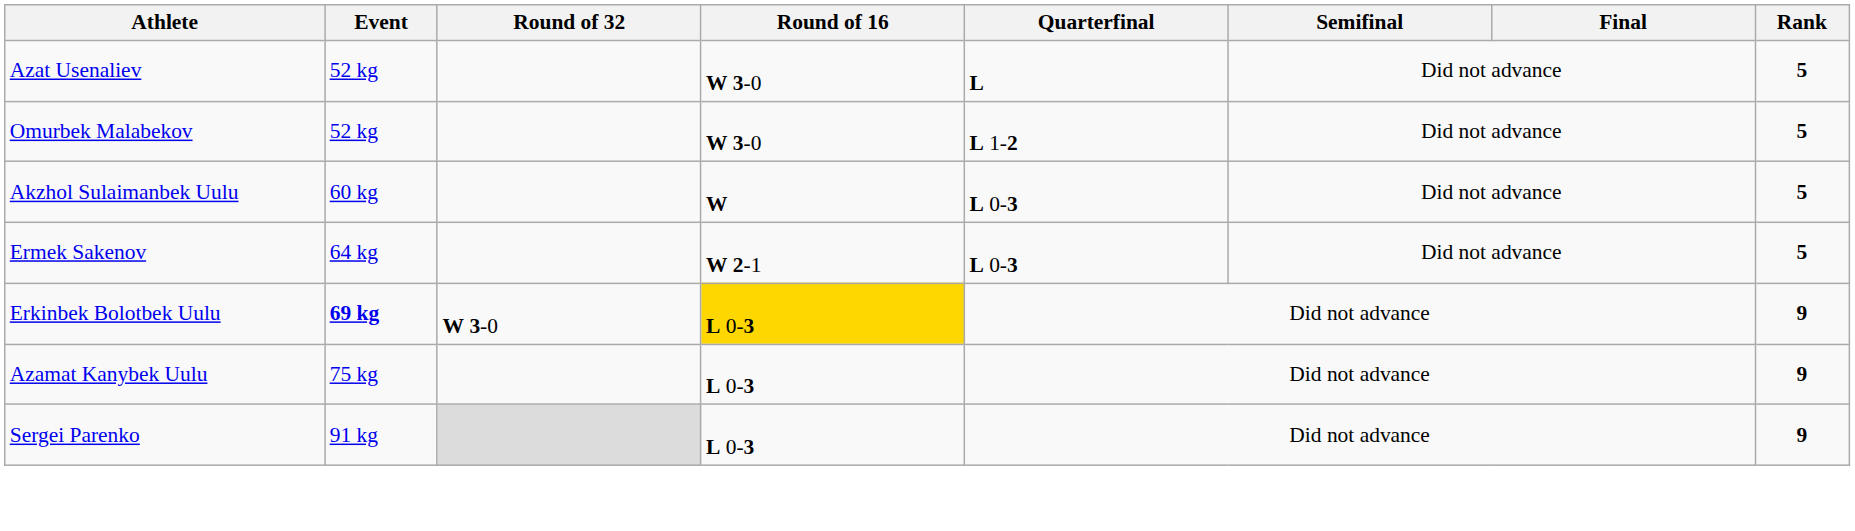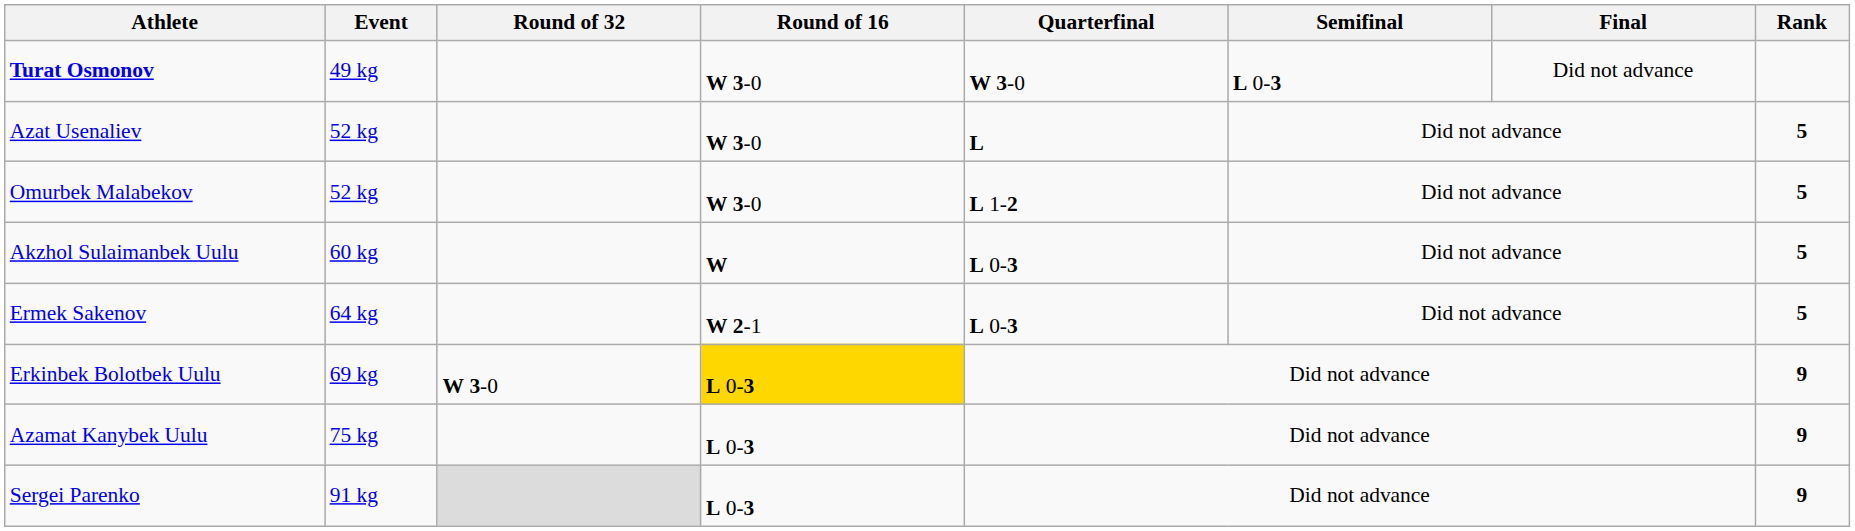+ row: (82, 70)
(354, 313) bold -> (354, 374) normal
